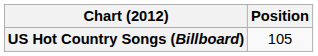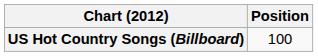(280, 39) 105 -> (280, 39) 100
